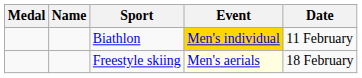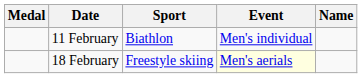columns swapped: (69, 16) <-> (320, 16)
(233, 39) gold background -> (266, 39) no background
